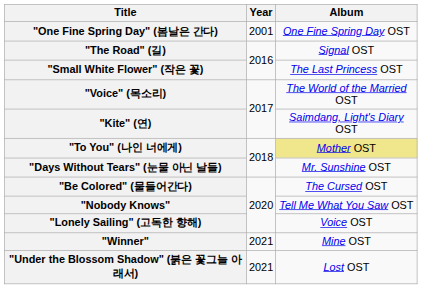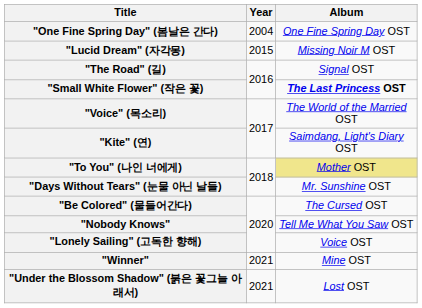(261, 31) 2001 -> (261, 31) 2004
+ row: (125, 50)
(346, 69) normal -> (346, 89) bold
